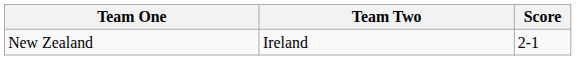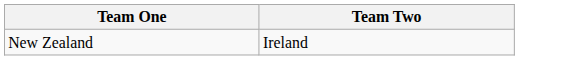- column: (542, 17)
